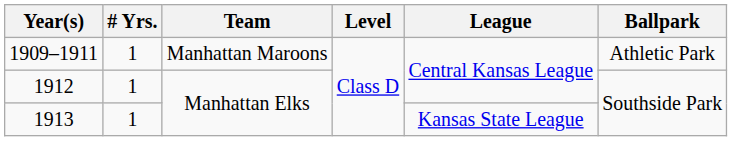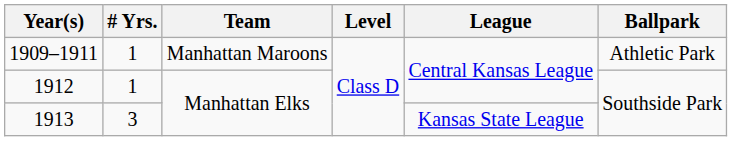(132, 119) 1 -> (132, 119) 3
